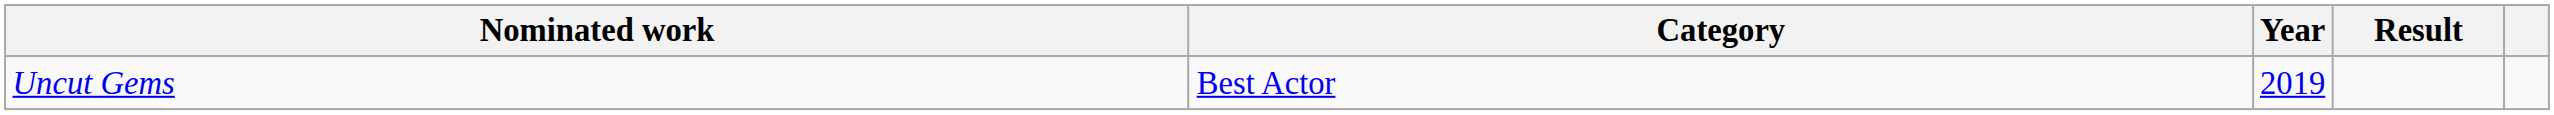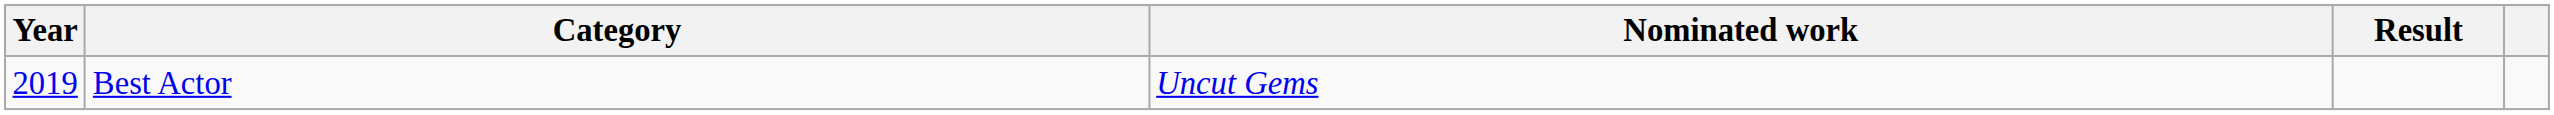columns swapped: (2293, 30) <-> (597, 30)
